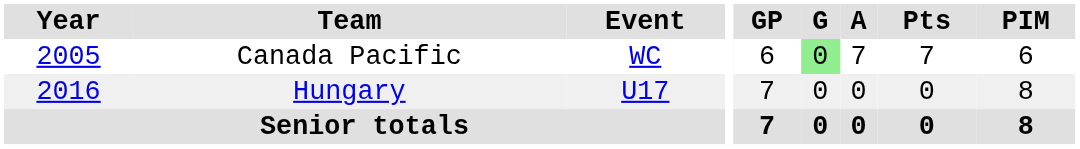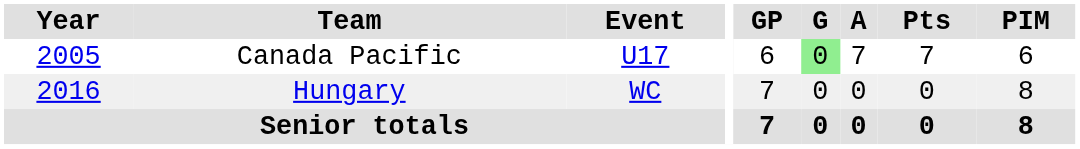(645, 57) WC -> (645, 57) U17
(645, 92) U17 -> (645, 92) WC
